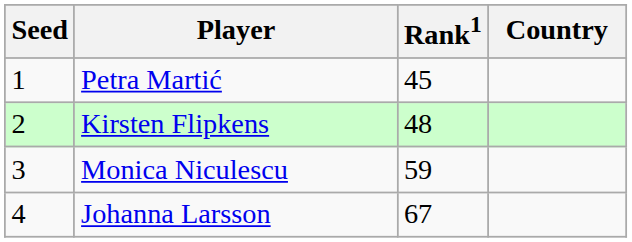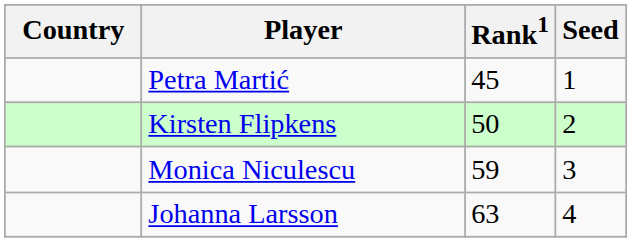columns swapped: (557, 30) <-> (40, 30)
(418, 124) 48 -> (485, 124) 50
(418, 214) 67 -> (485, 214) 63
